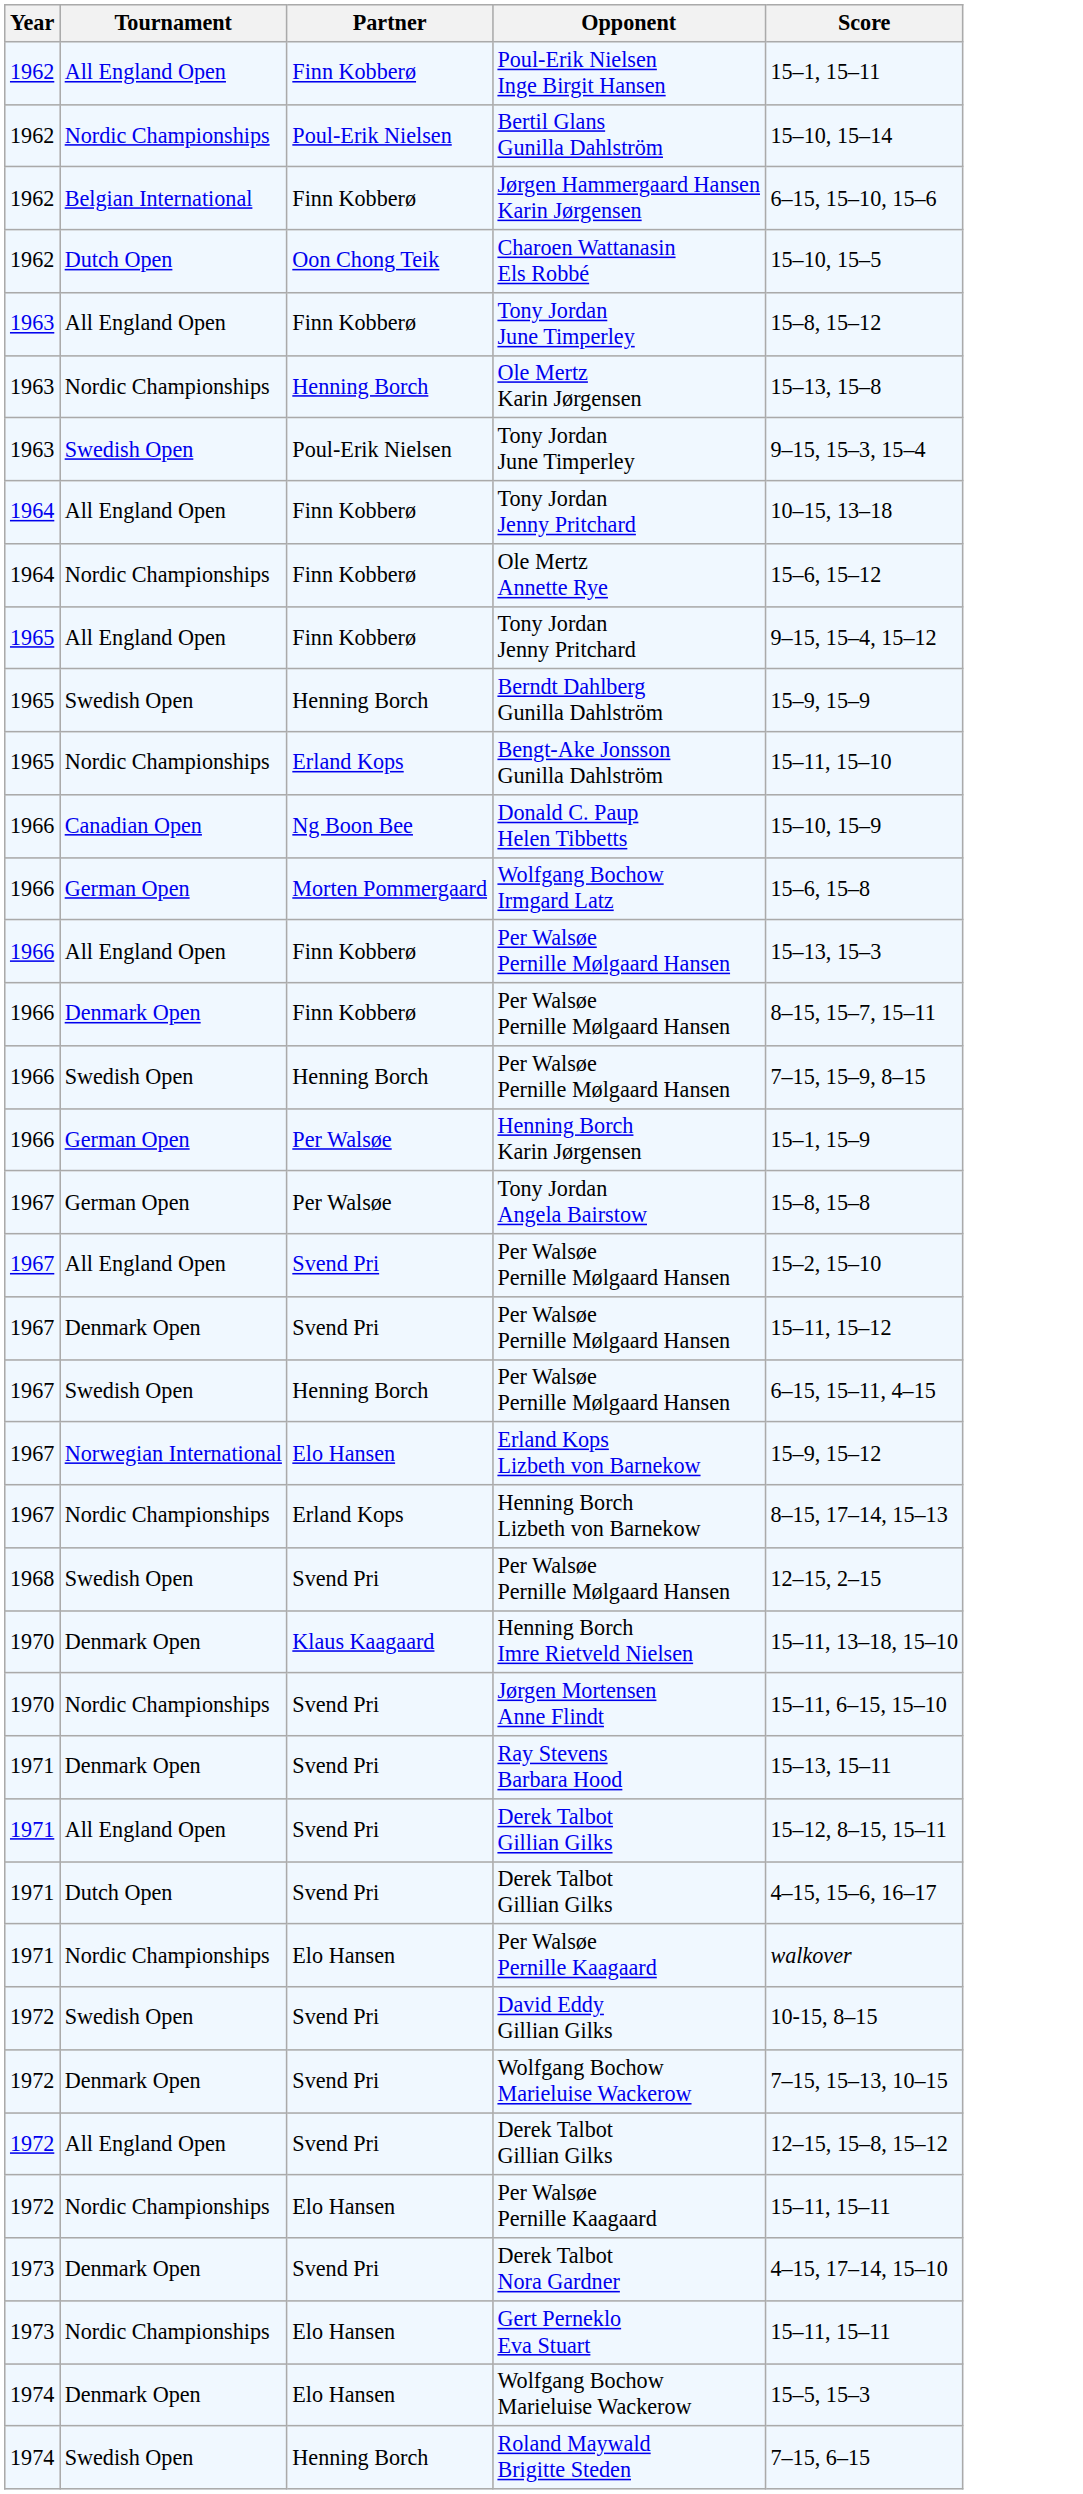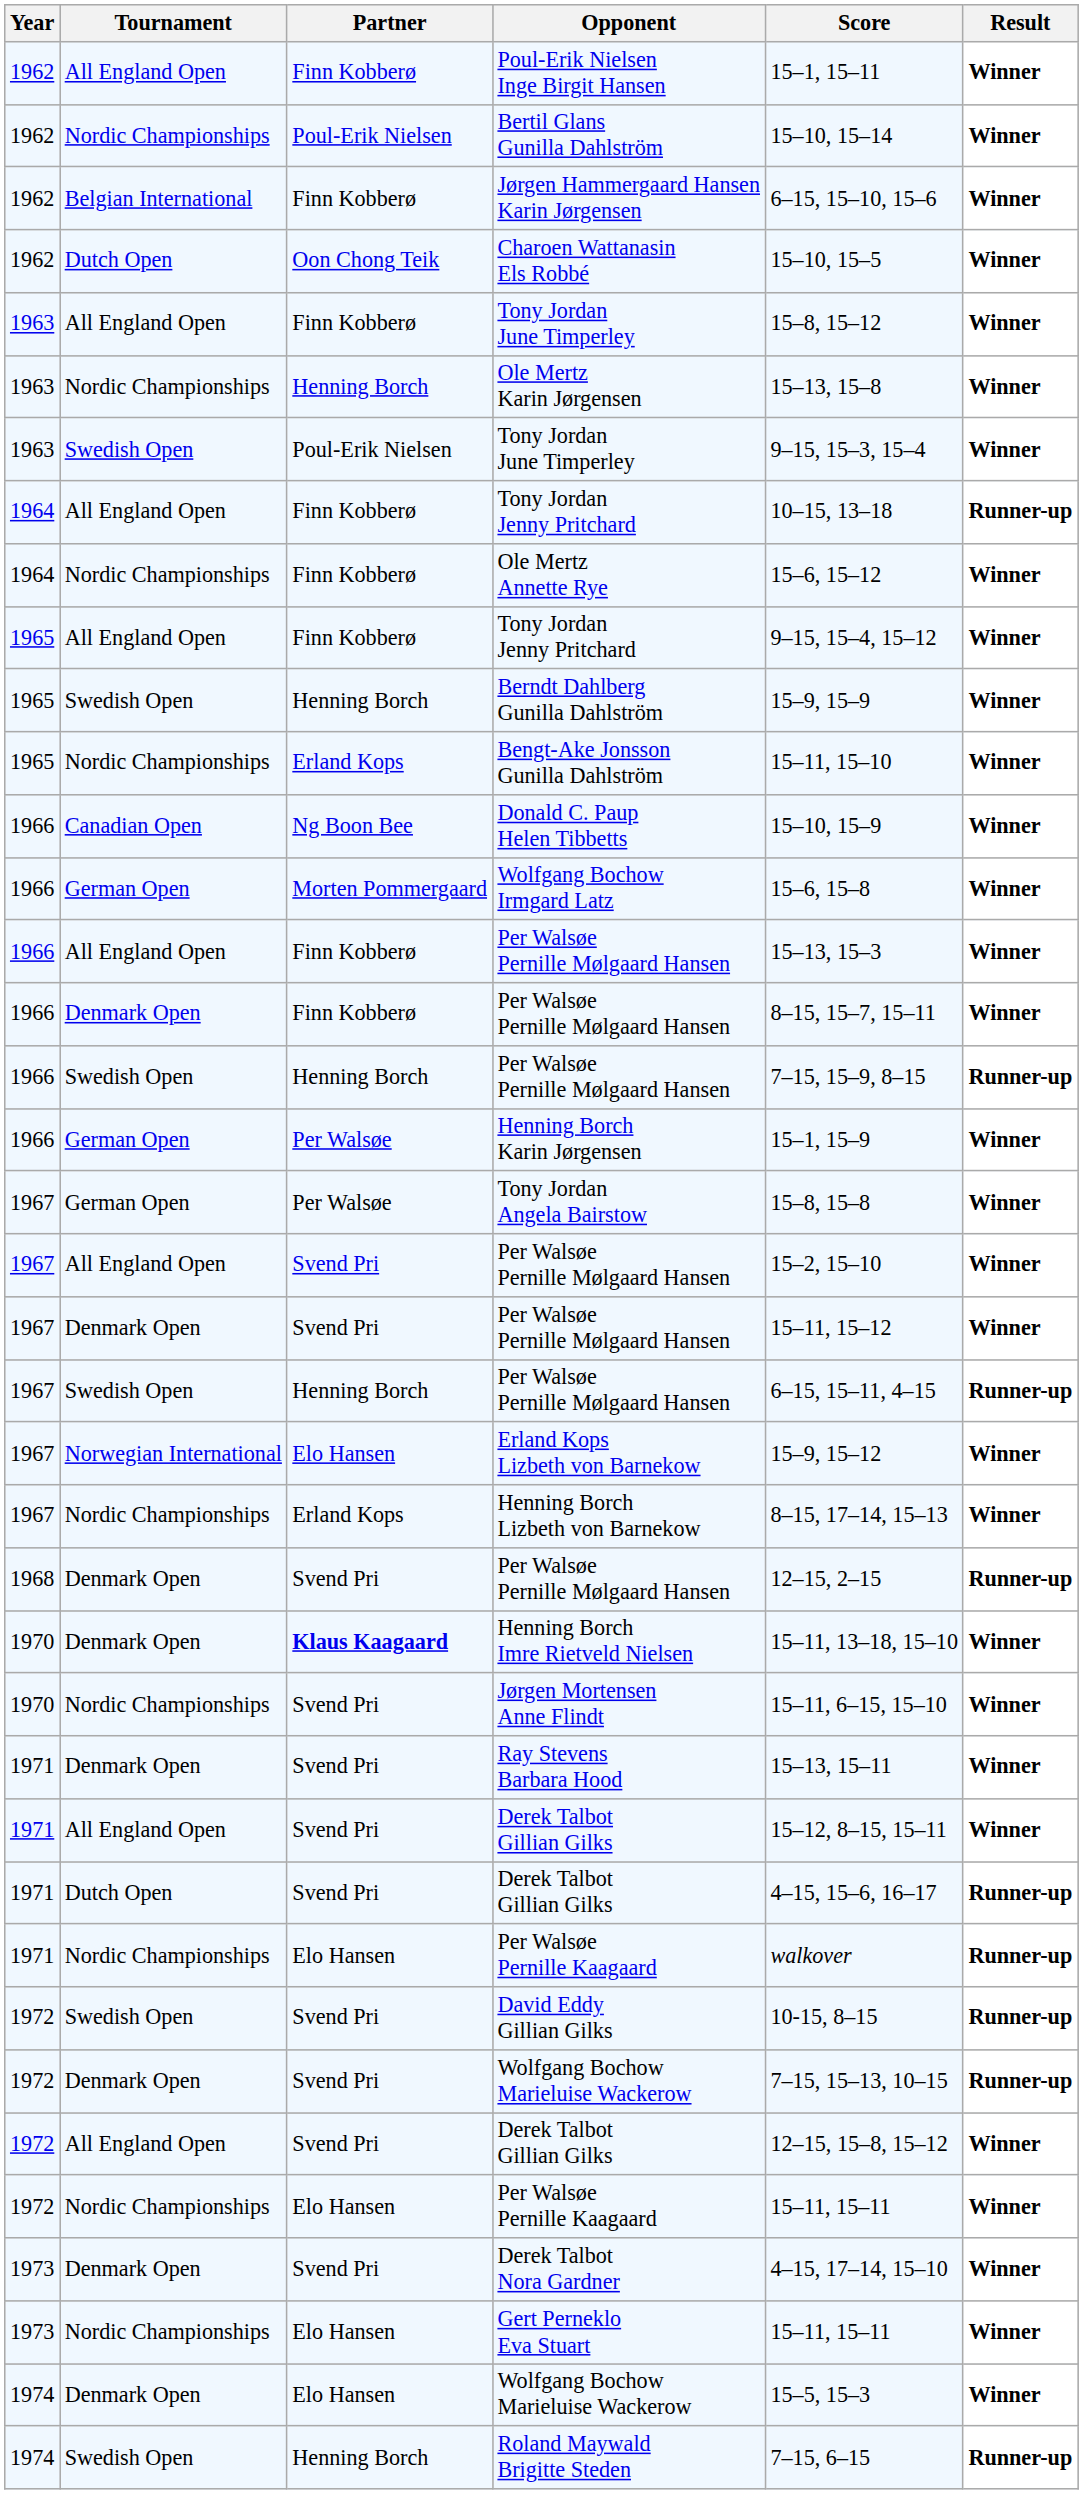+ column: (1020, 23)
(129, 1578) Swedish Open -> (133, 1578) Denmark Open
(363, 1641) normal -> (370, 1641) bold
